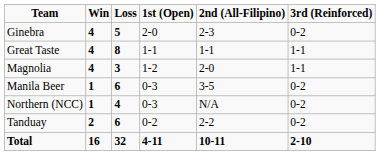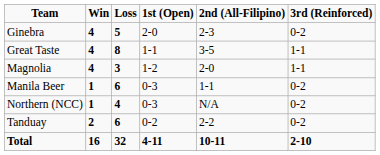(207, 50) 1-1 -> (207, 50) 3-5
(207, 86) 3-5 -> (207, 86) 1-1
